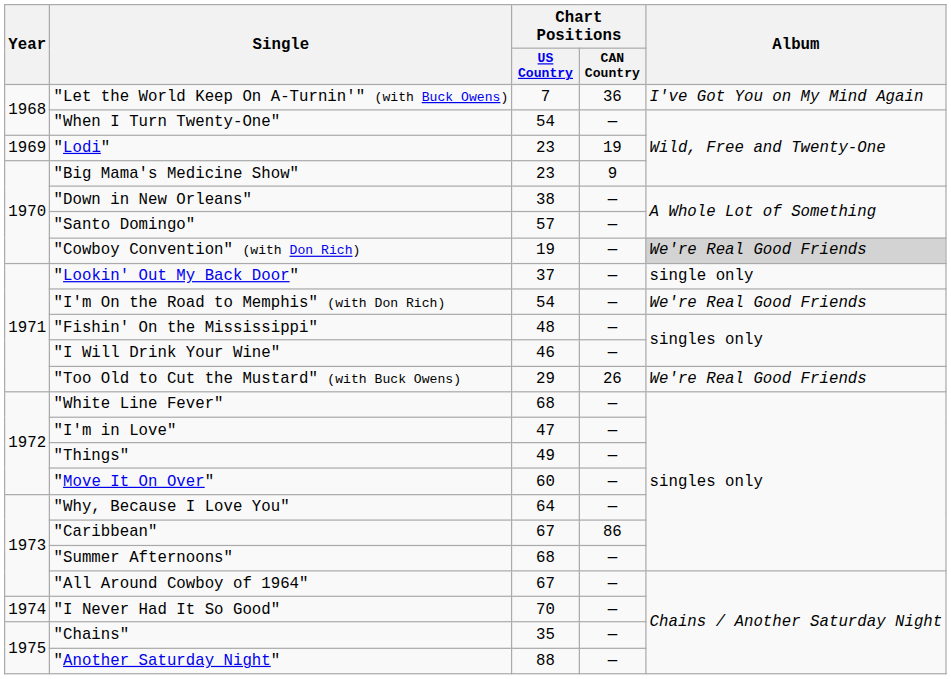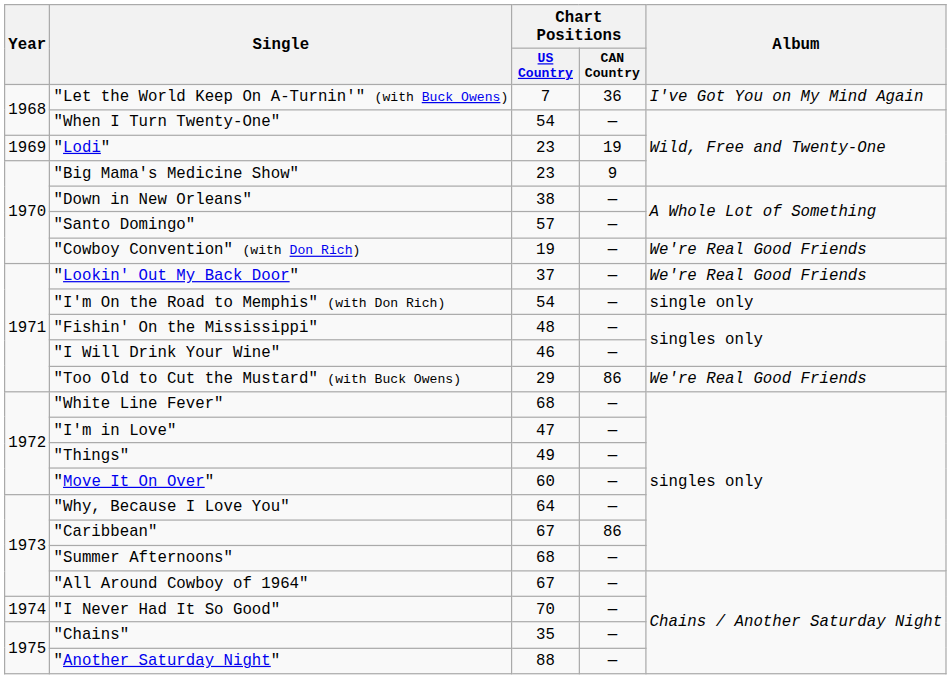(758, 250) lightgrey background -> (758, 250) no background
(702, 276) single only -> (758, 276) We're Real Good Friends
(758, 302) We're Real Good Friends -> (702, 302) single only
(612, 379) 26 -> (612, 379) 86
